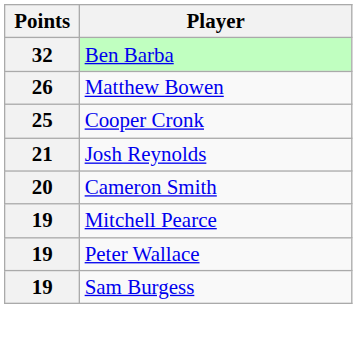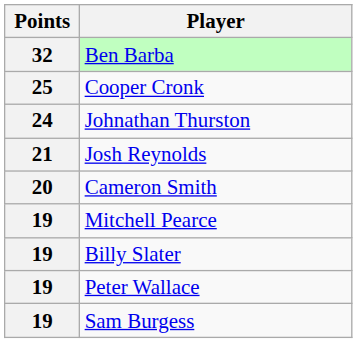- row: (154, 87)
+ row: (167, 120)
+ row: (133, 253)
